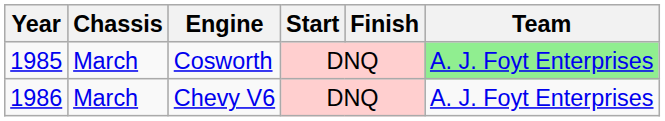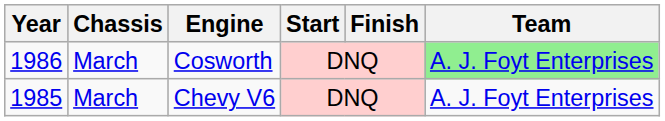(36, 61) 1985 -> (36, 61) 1986
(36, 98) 1986 -> (36, 98) 1985
